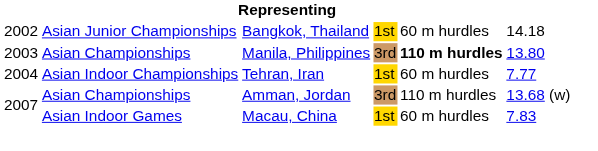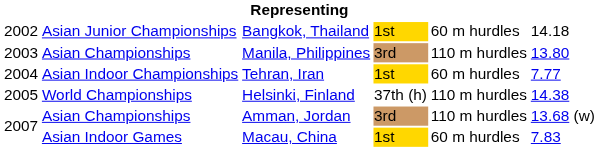(451, 52) bold -> (479, 52) normal
+ row: (298, 95)
